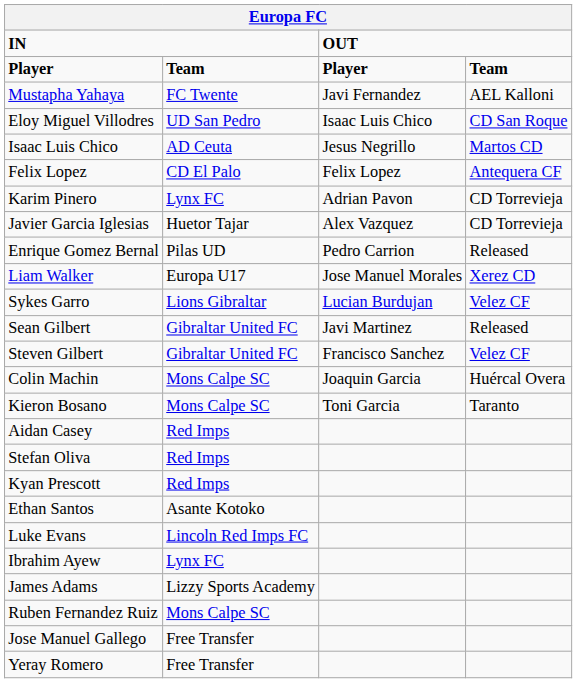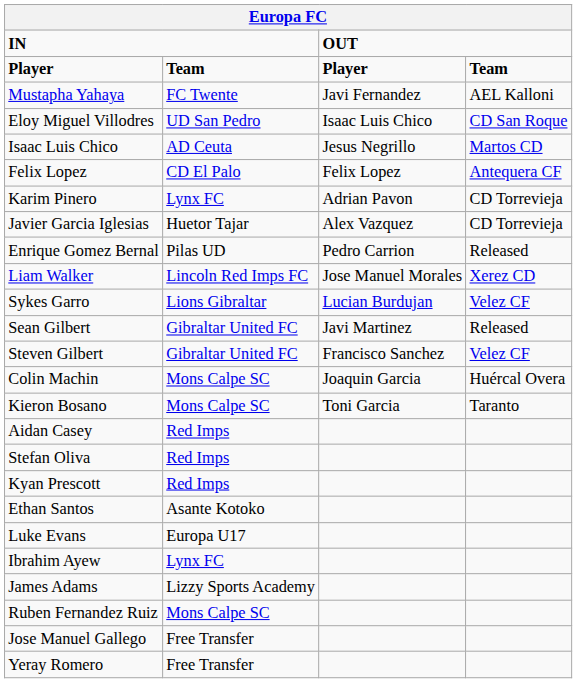(206, 276) Europa U17 -> (237, 276) Lincoln Red Imps FC
(237, 535) Lincoln Red Imps FC -> (206, 535) Europa U17
